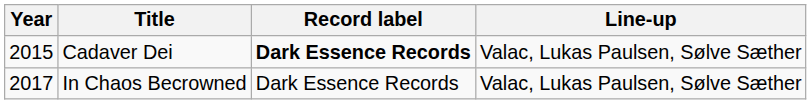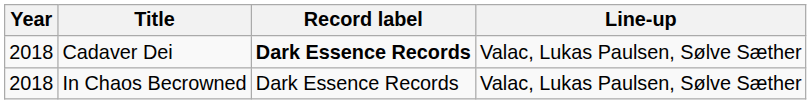(31, 51) 2015 -> (31, 51) 2018
(31, 83) 2017 -> (31, 83) 2018
